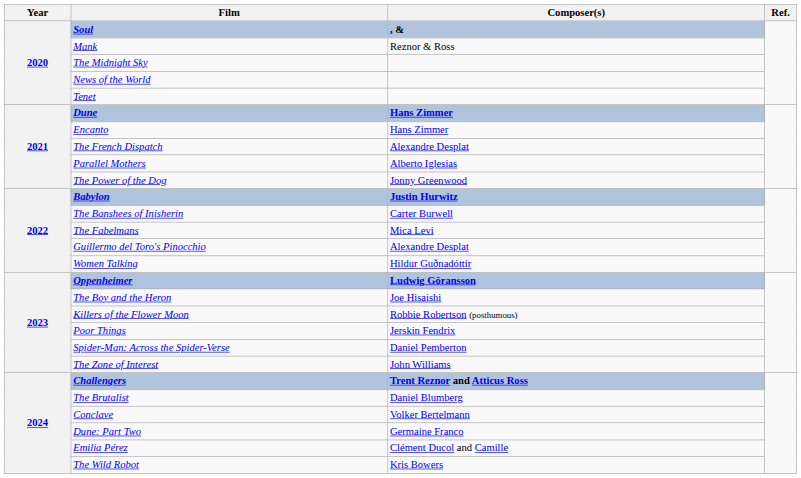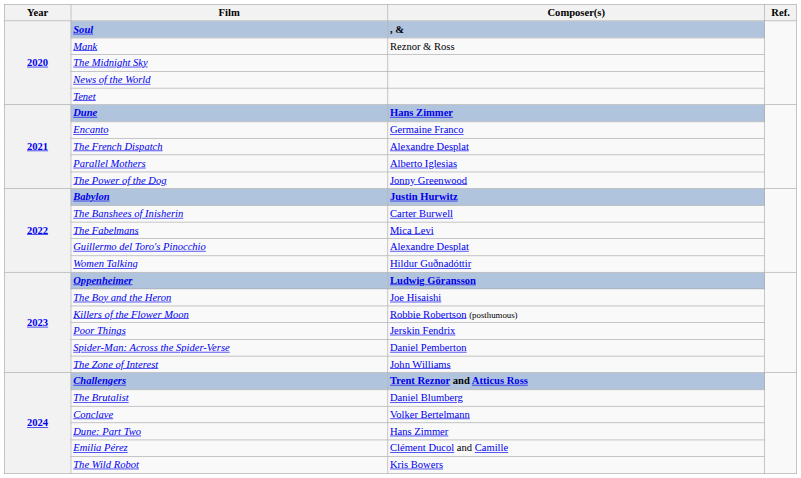(419, 130) Hans Zimmer -> (427, 130) Germaine Franco
(427, 431) Germaine Franco -> (419, 431) Hans Zimmer
